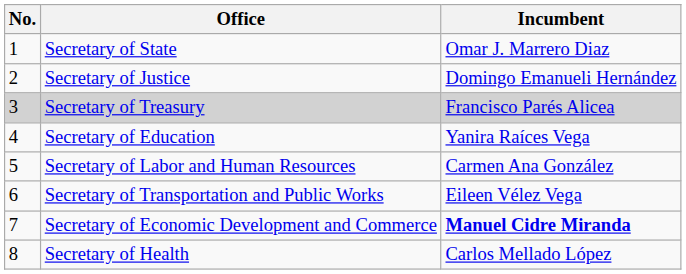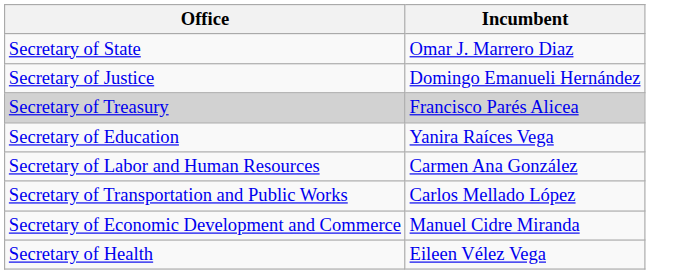- column: (23, 19)
(514, 195) Eileen Vélez Vega -> (493, 195) Carlos Mellado López
(538, 225) bold -> (495, 225) normal
(528, 254) Carlos Mellado López -> (478, 254) Eileen Vélez Vega
